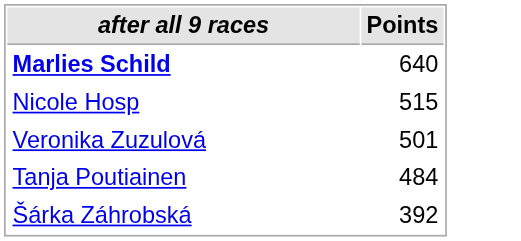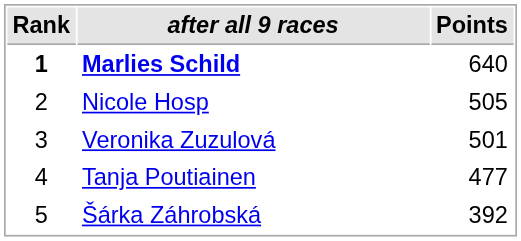+ column: (41, 25)
(419, 102) 515 -> (488, 102) 505
(419, 178) 484 -> (488, 178) 477
